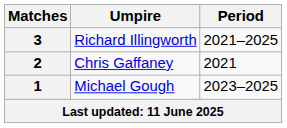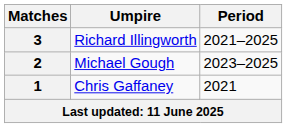(124, 63) Chris Gaffaney -> (124, 63) Michael Gough
(220, 63) 2021 -> (241, 63) 2023–2025
(124, 87) Michael Gough -> (124, 87) Chris Gaffaney
(241, 87) 2023–2025 -> (220, 87) 2021
